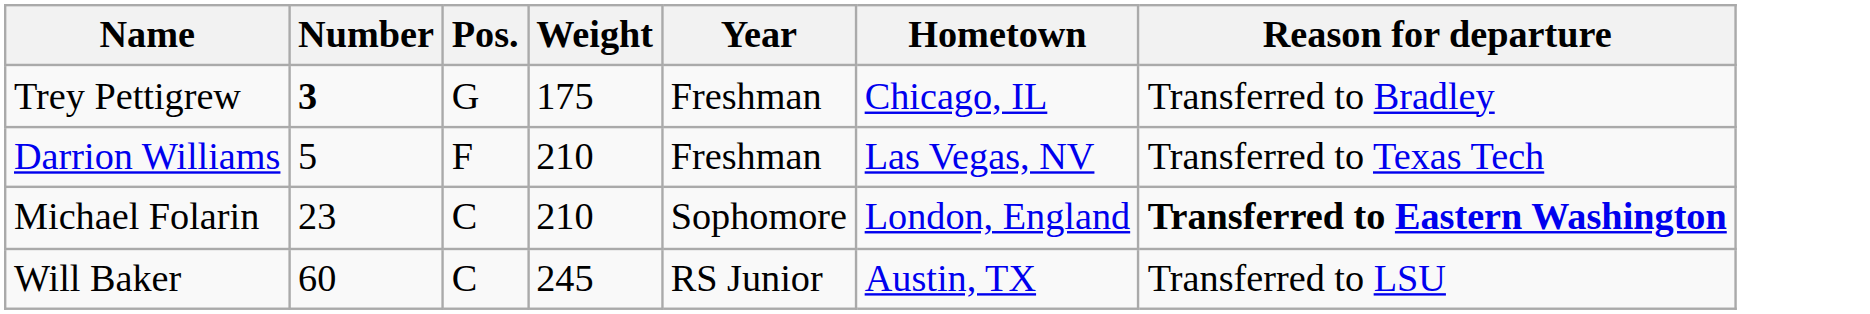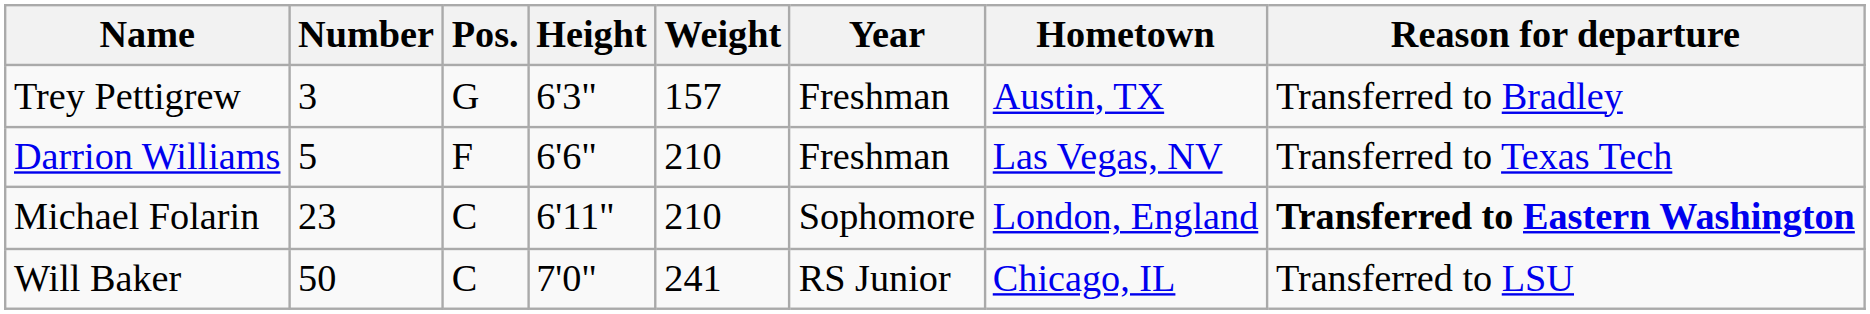+ column: (591, 34)
(308, 95) bold -> (308, 95) normal
(565, 95) 175 -> (693, 95) 157
(956, 95) Chicago, IL -> (1078, 95) Austin, TX
(317, 277) 60 -> (317, 277) 50
(565, 277) 245 -> (693, 277) 241
(950, 277) Austin, TX -> (1084, 277) Chicago, IL
